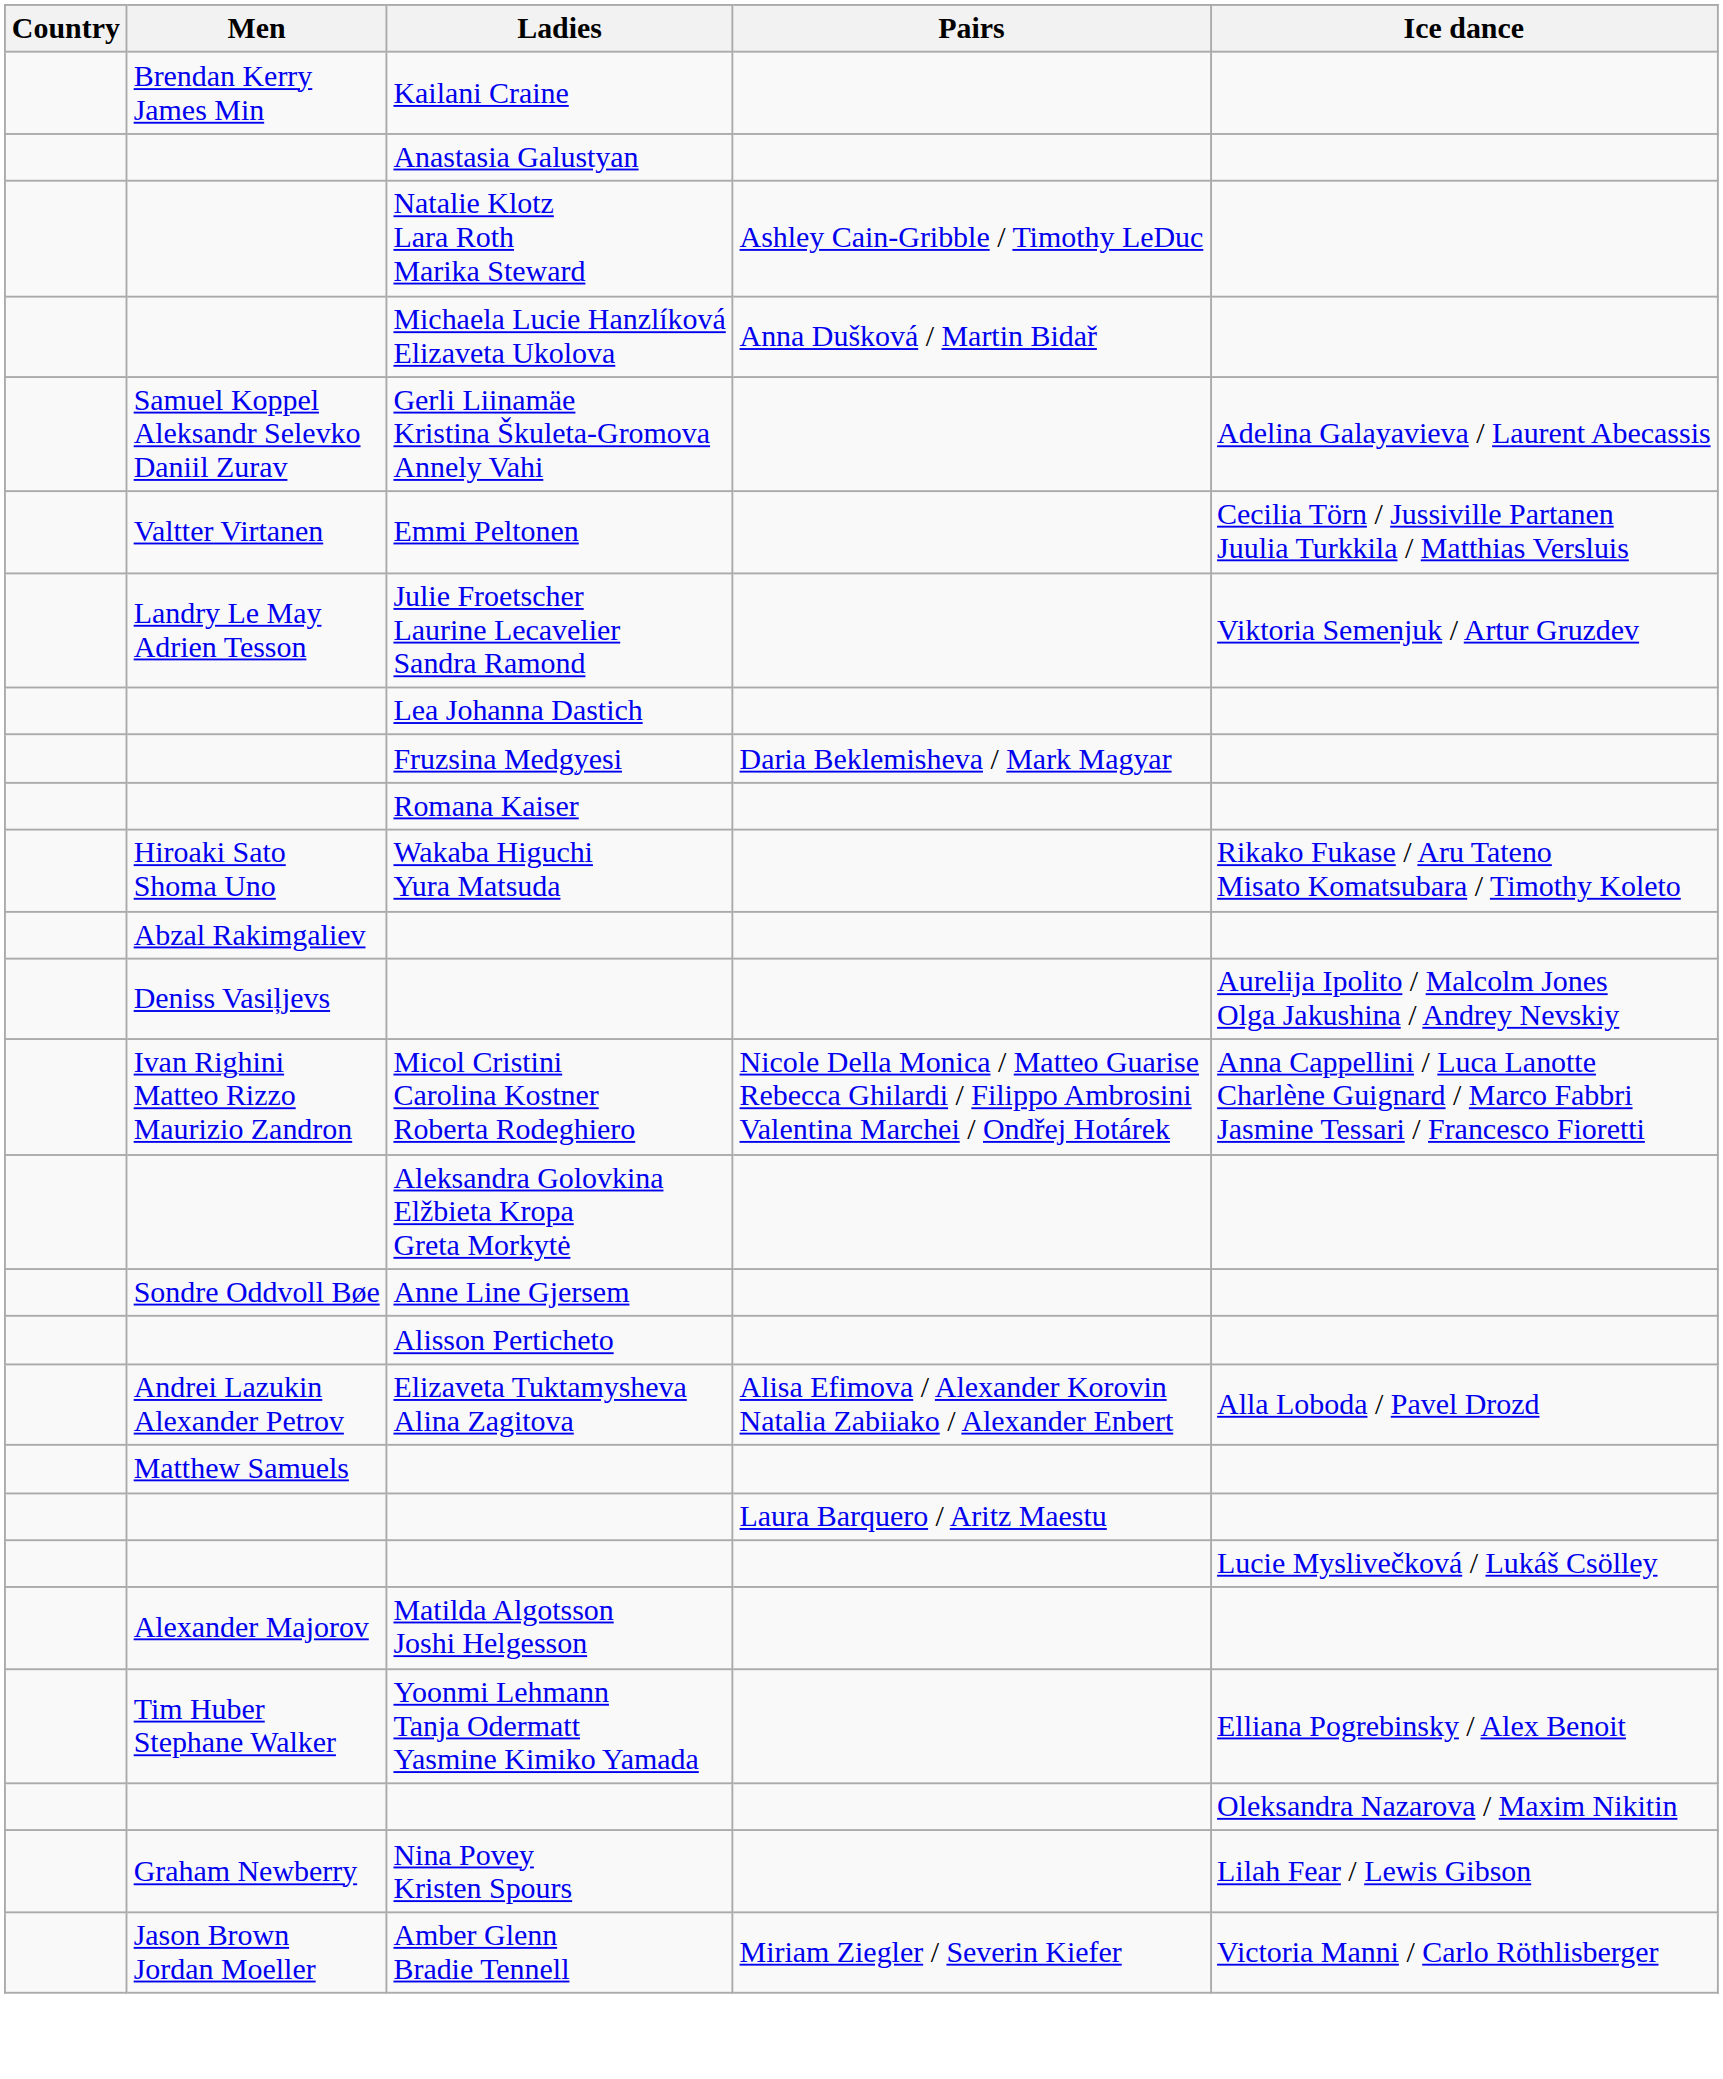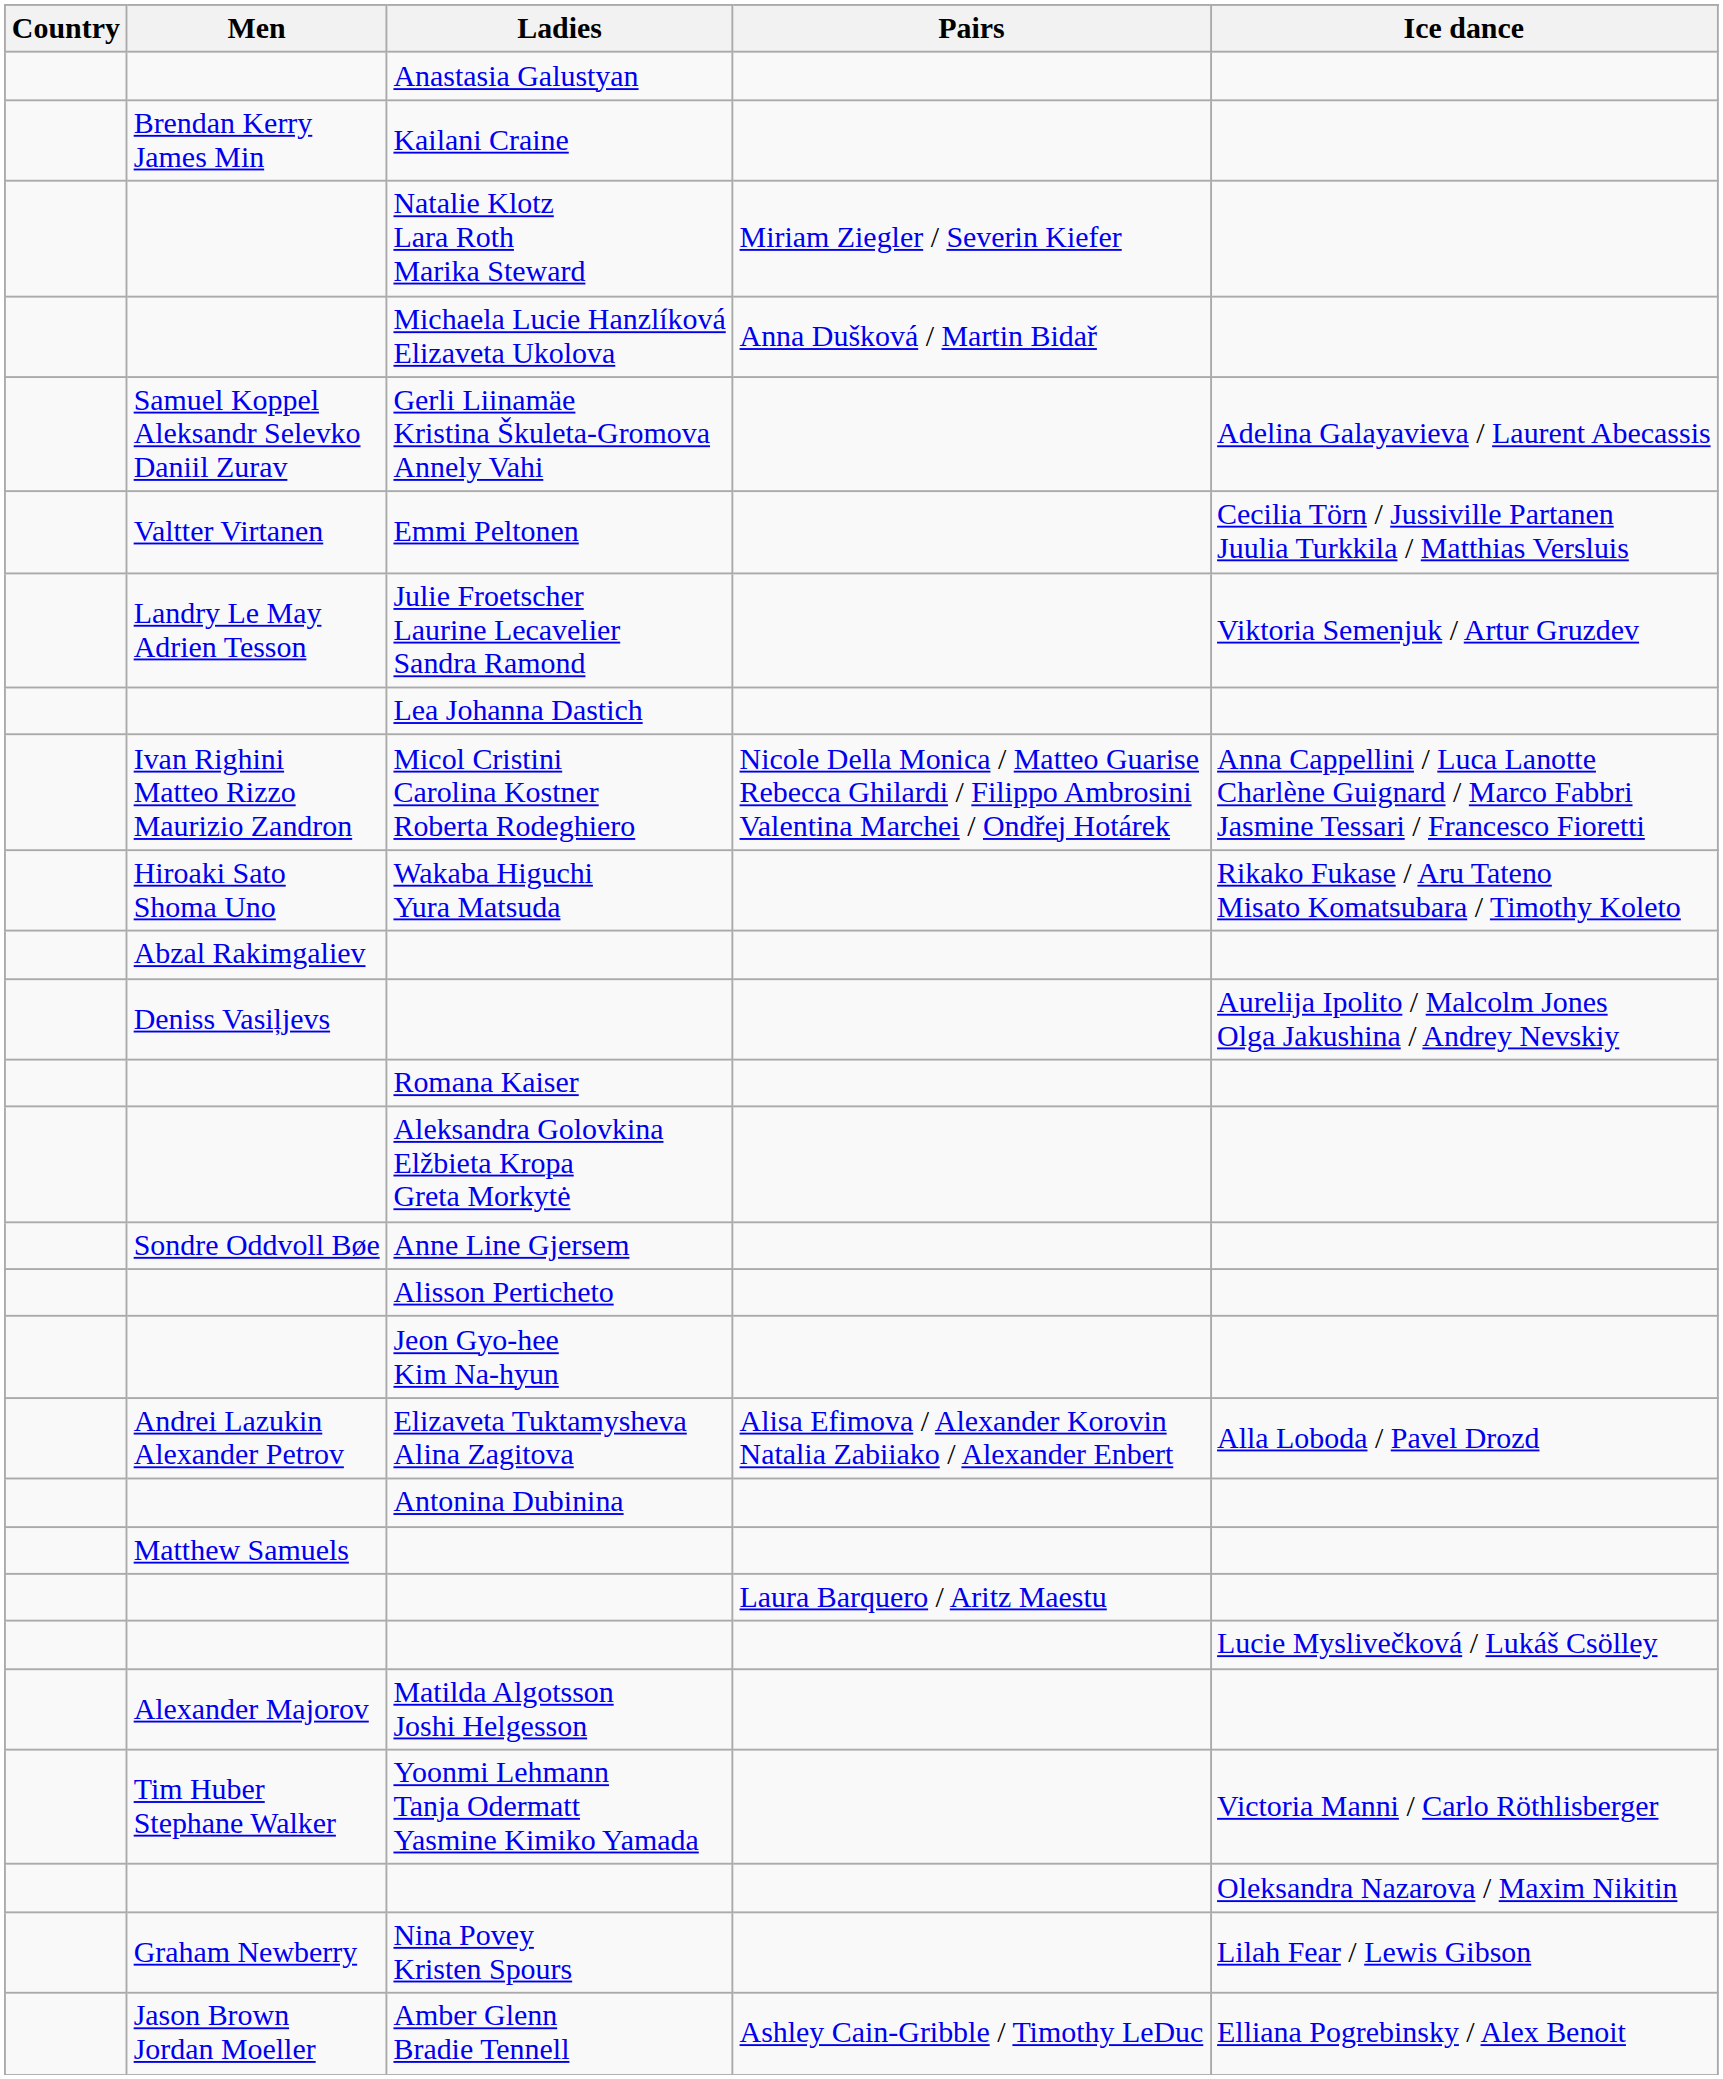rows swapped: (257, 157) <-> (223, 92)
(971, 237) Ashley Cain-Gribble / Timothy LeDuc -> (931, 237) Miriam Ziegler / Severin Kiefer
- row: (257, 759)
rows swapped: (243, 1096) <-> (257, 806)
+ row: (257, 1357)
+ row: (257, 1502)
(1422, 1725) Elliana Pogrebinsky / Alex Benoit -> (1438, 1806) Victoria Manni / Carlo Röthlisberger
(931, 1951) Miriam Ziegler / Severin Kiefer -> (971, 2033) Ashley Cain-Gribble / Timothy LeDuc
(1438, 1951) Victoria Manni / Carlo Röthlisberger -> (1422, 2033) Elliana Pogrebinsky / Alex Benoit
